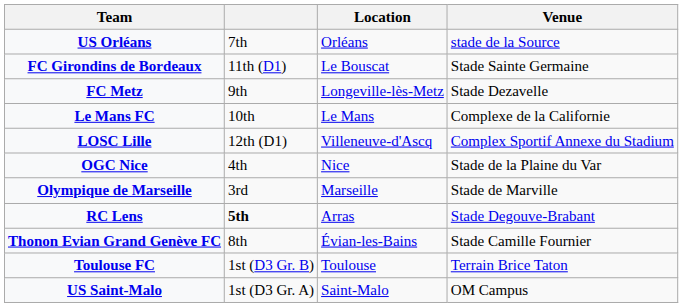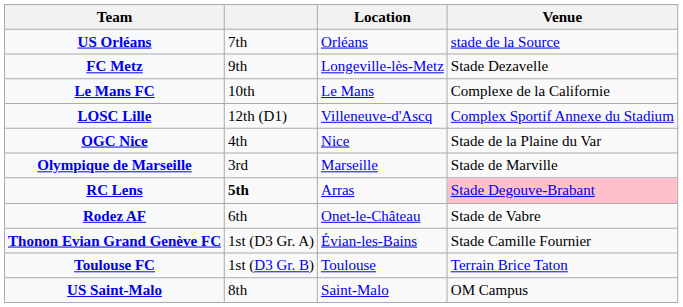- row: (115, 66)
(523, 215) no background -> (523, 190) pink background
+ row: (115, 215)
(238, 240) 8th -> (271, 240) 1st (D3 Gr. A)
(271, 290) 1st (D3 Gr. A) -> (238, 290) 8th
